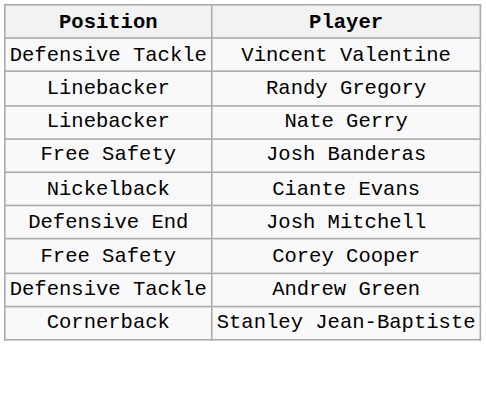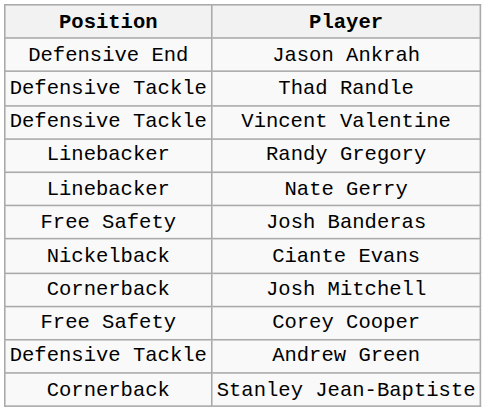+ row: (346, 55)
+ row: (346, 88)
(108, 222) Defensive End -> (108, 289) Cornerback
